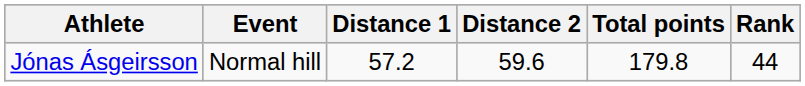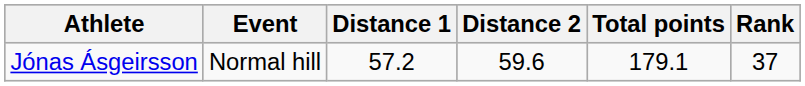(659, 62) 179.8 -> (659, 62) 179.1
(765, 62) 44 -> (765, 62) 37
